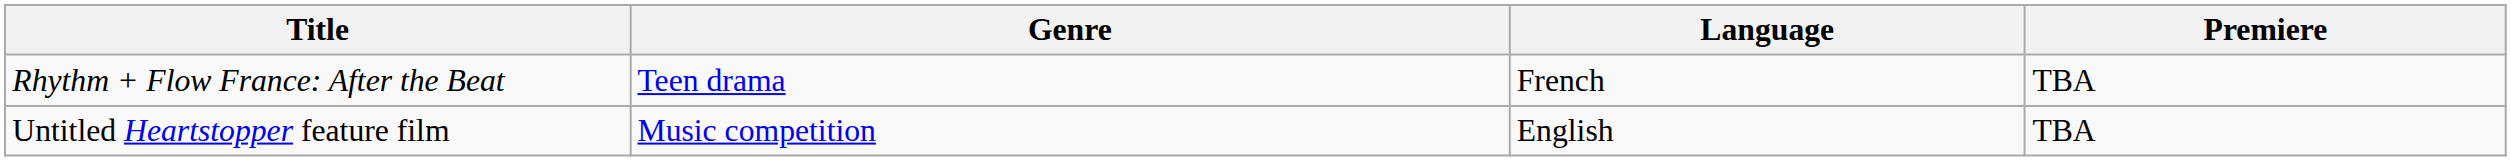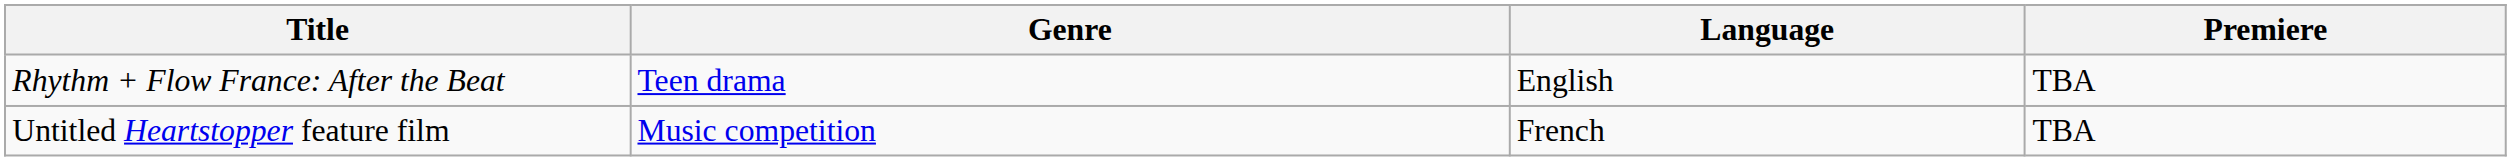(1561, 79) French -> (1565, 79) English
(1565, 130) English -> (1561, 130) French
